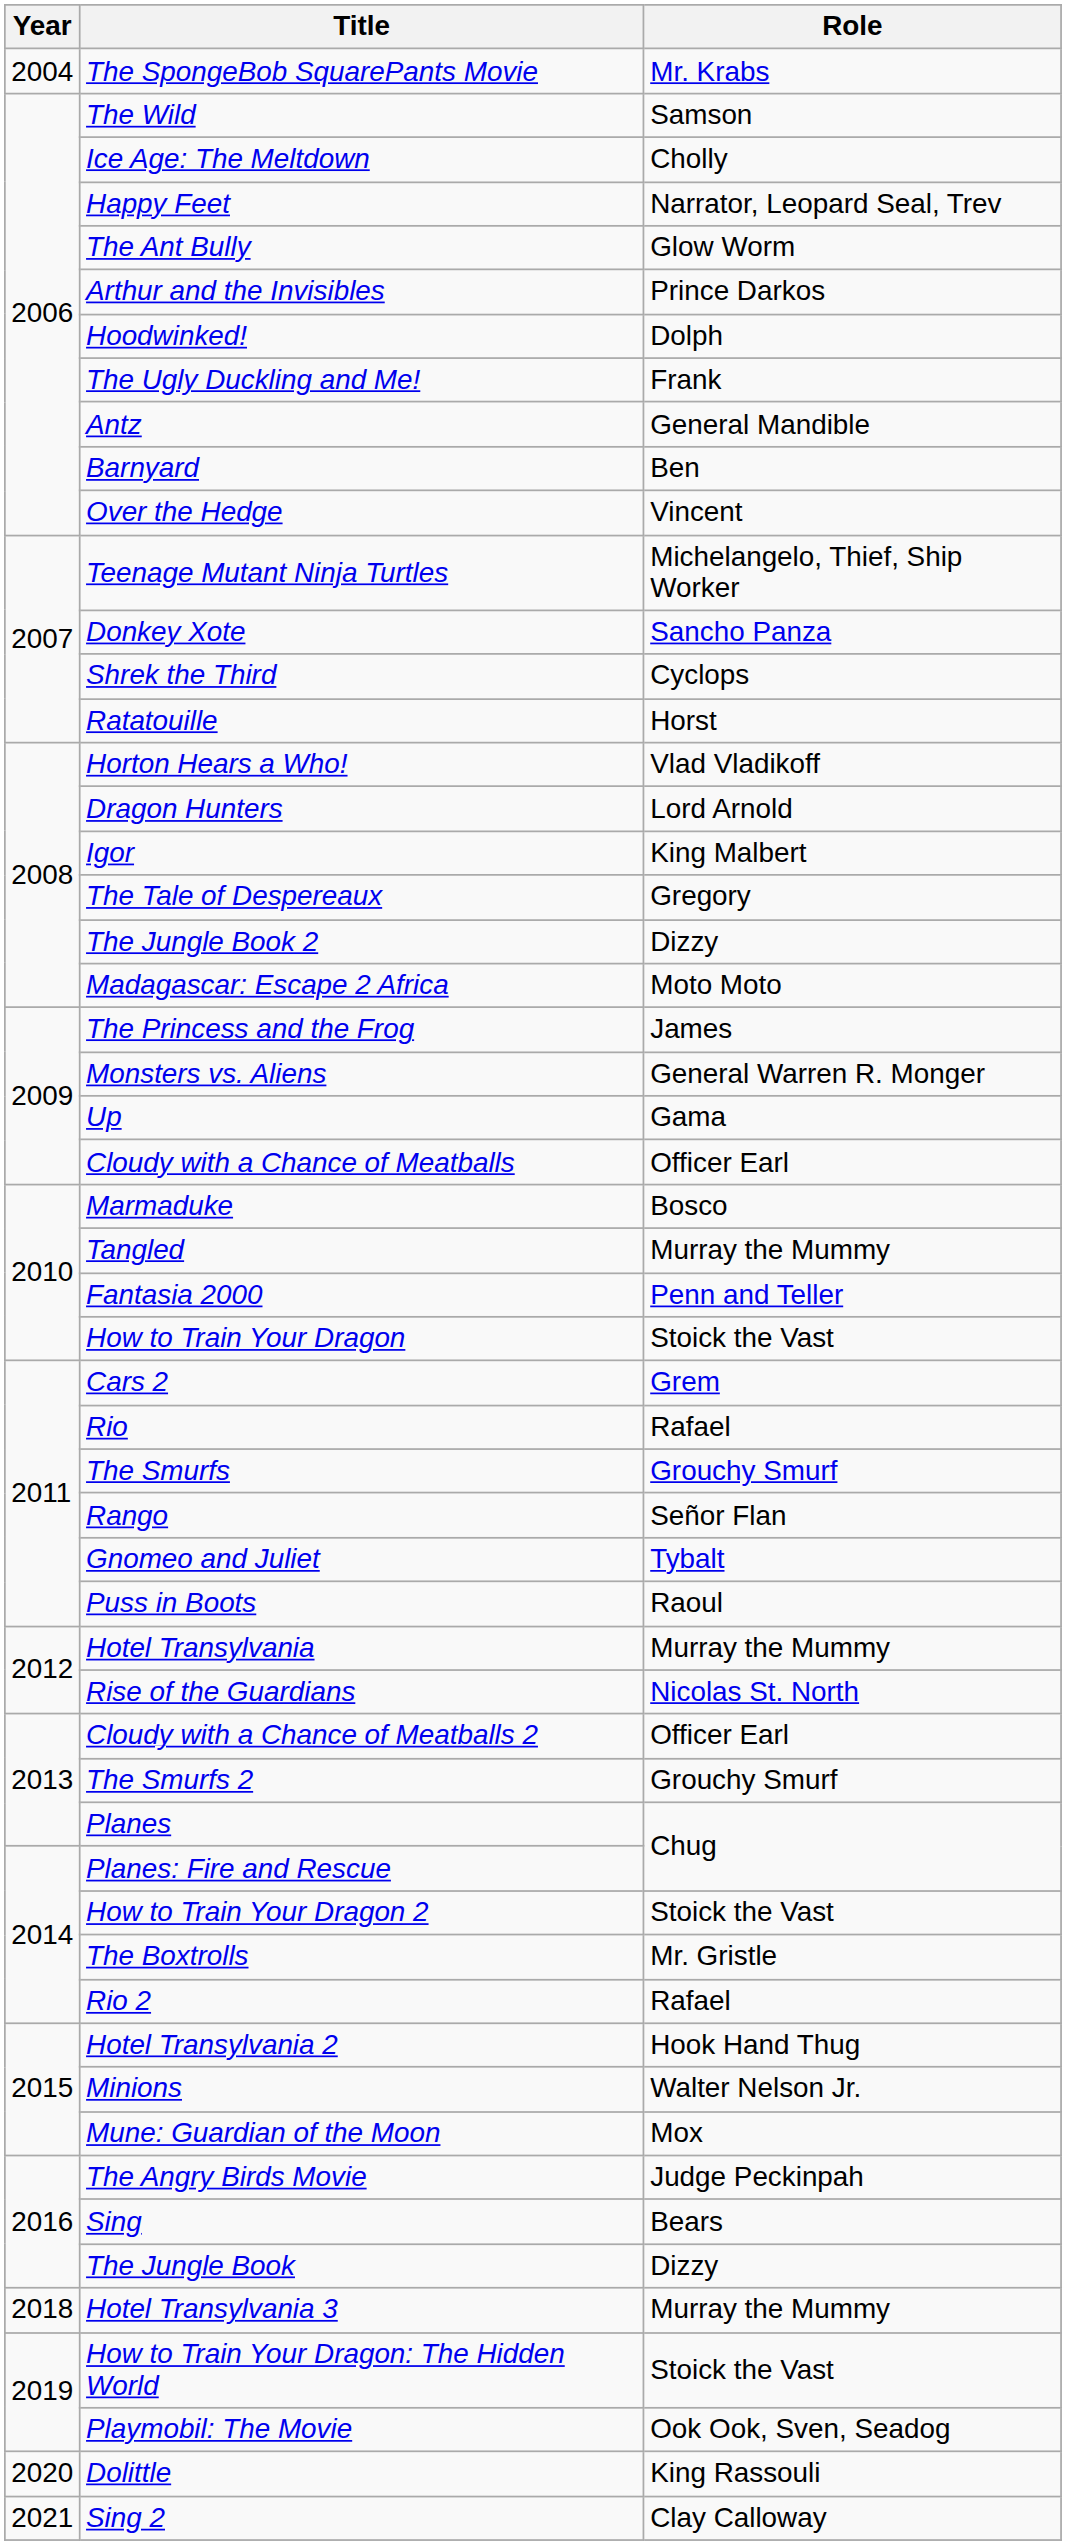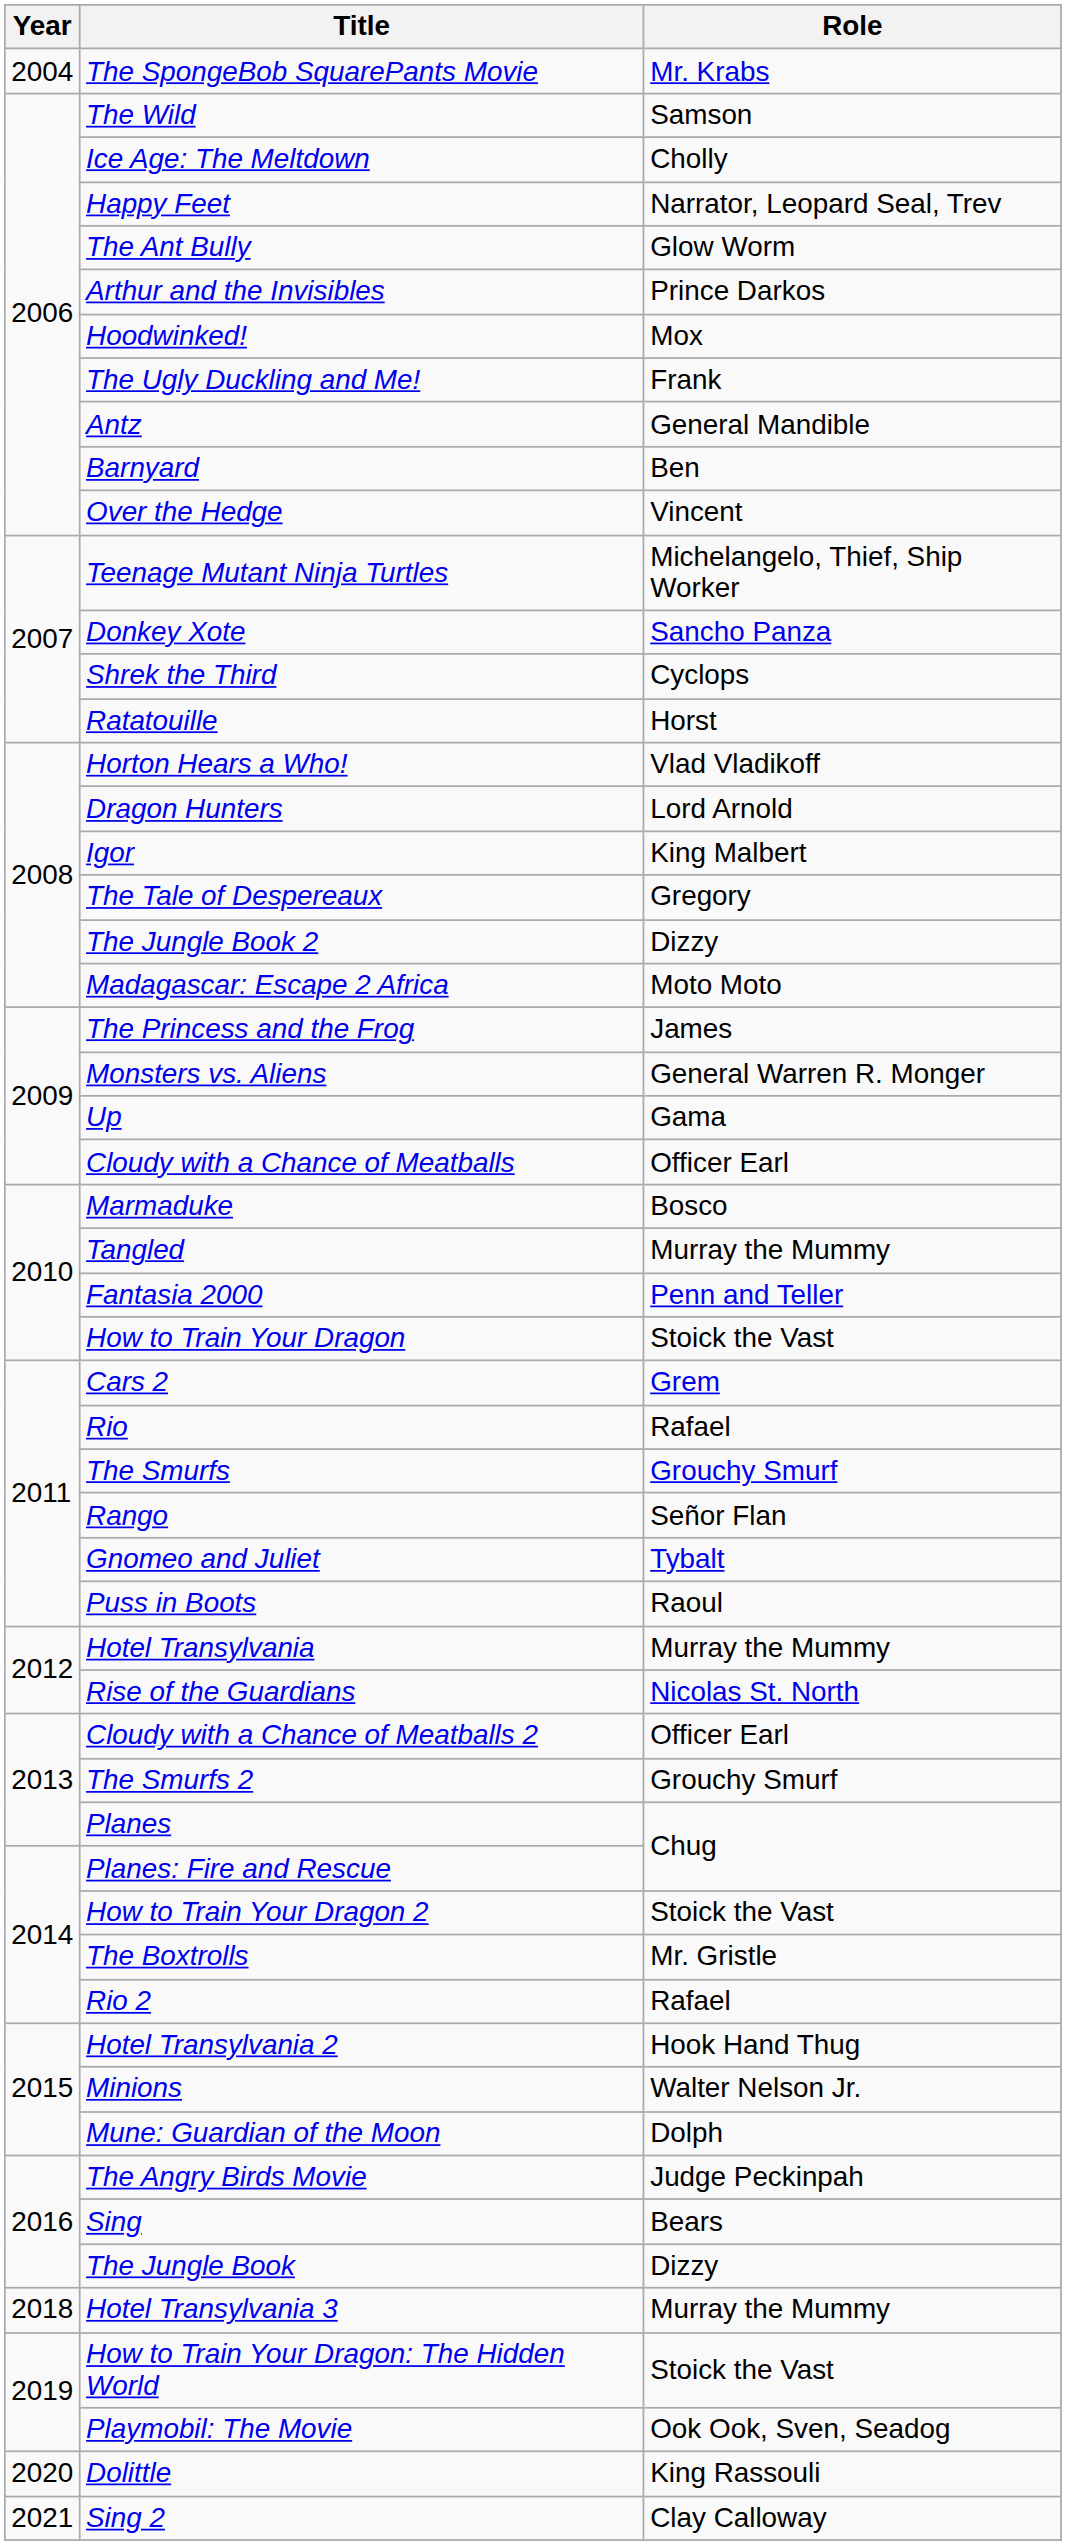(687, 335) Dolph -> (677, 335) Mox
(677, 2133) Mox -> (687, 2133) Dolph
